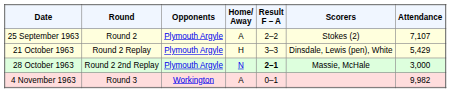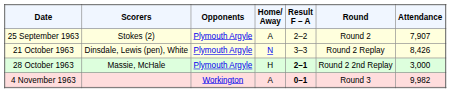columns swapped: (122, 17) <-> (341, 17)
(420, 36) 7,107 -> (420, 36) 7,907
(241, 51) H -> (270, 51) N
(420, 51) 5,429 -> (420, 51) 8,426
(241, 65) N -> (270, 65) H
(271, 80) normal -> (301, 80) bold
